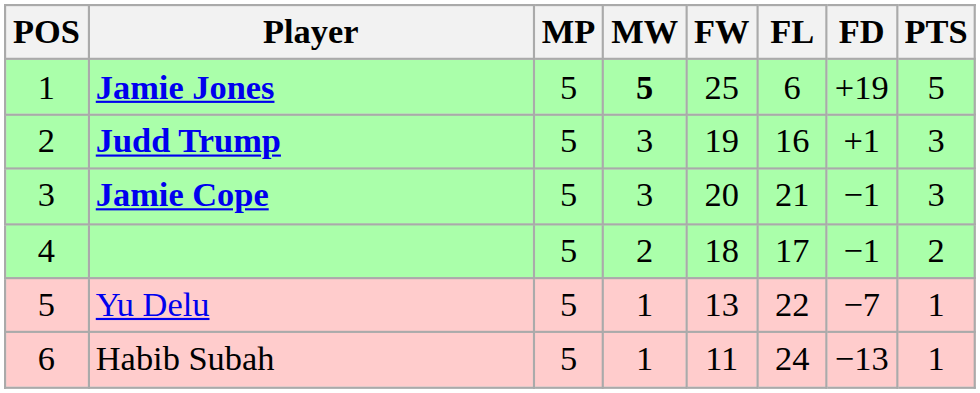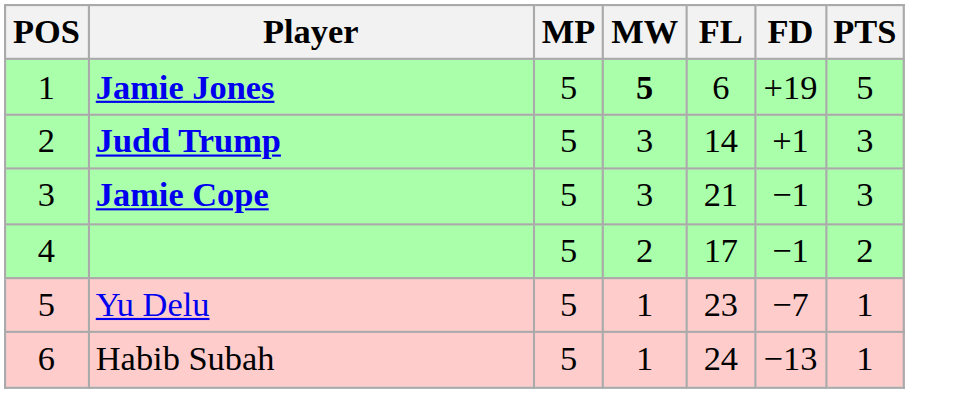- column: (722, 31)
(792, 140) 16 -> (721, 140) 14
(792, 304) 22 -> (721, 304) 23
